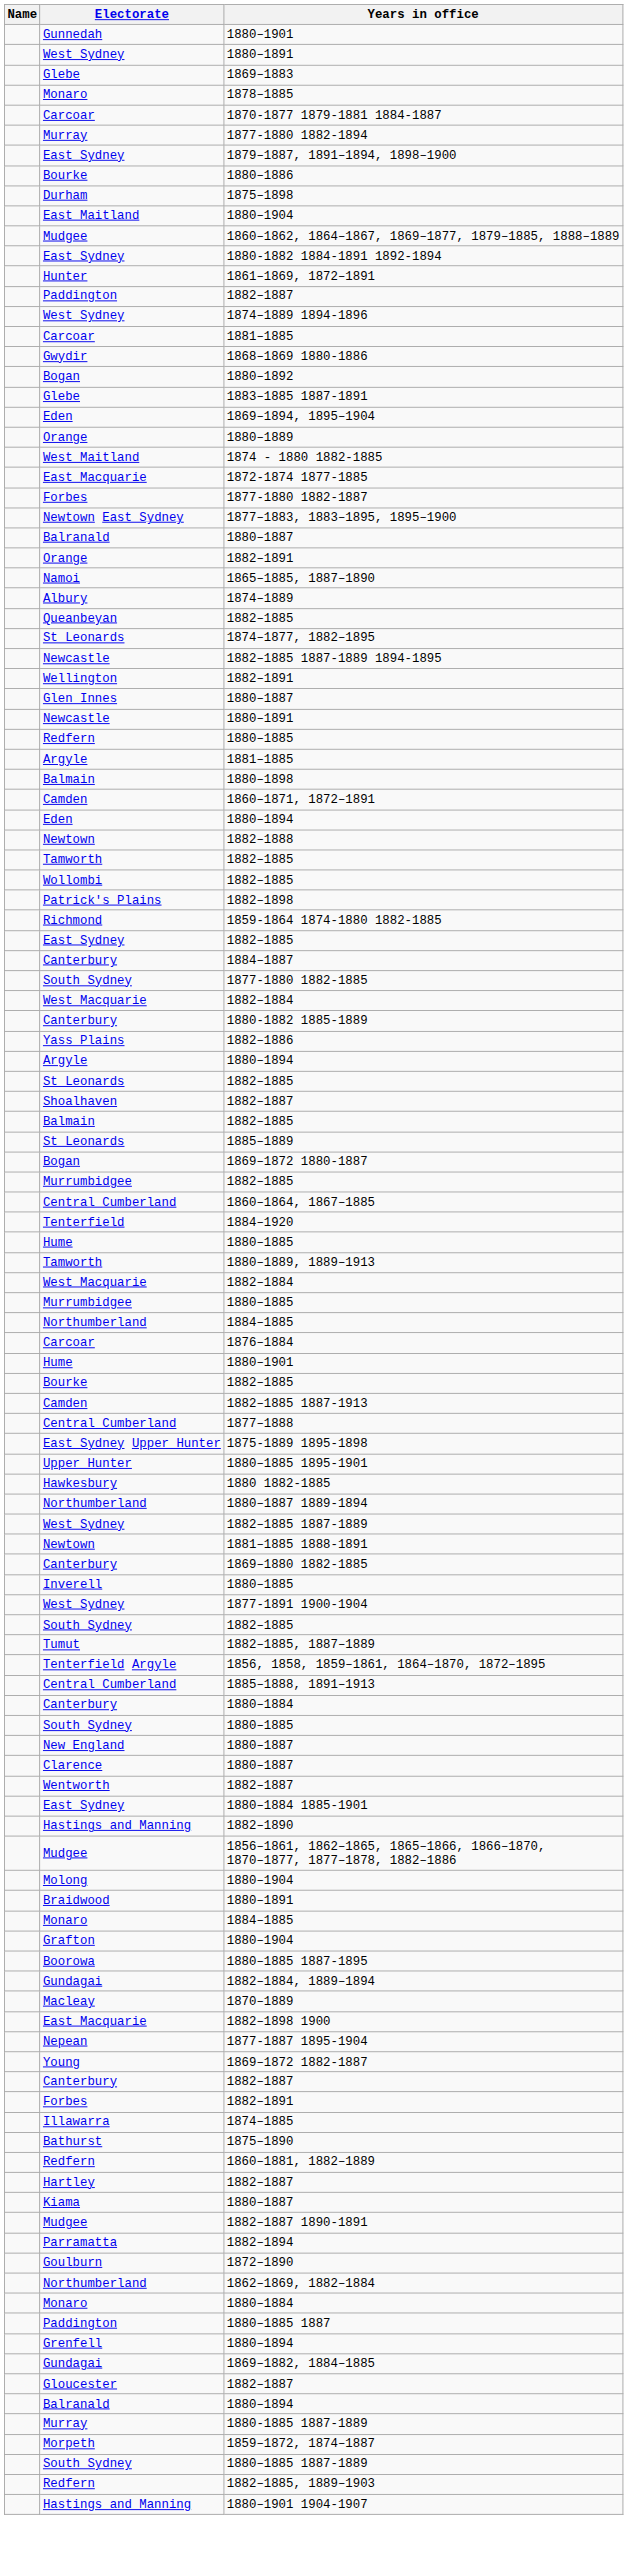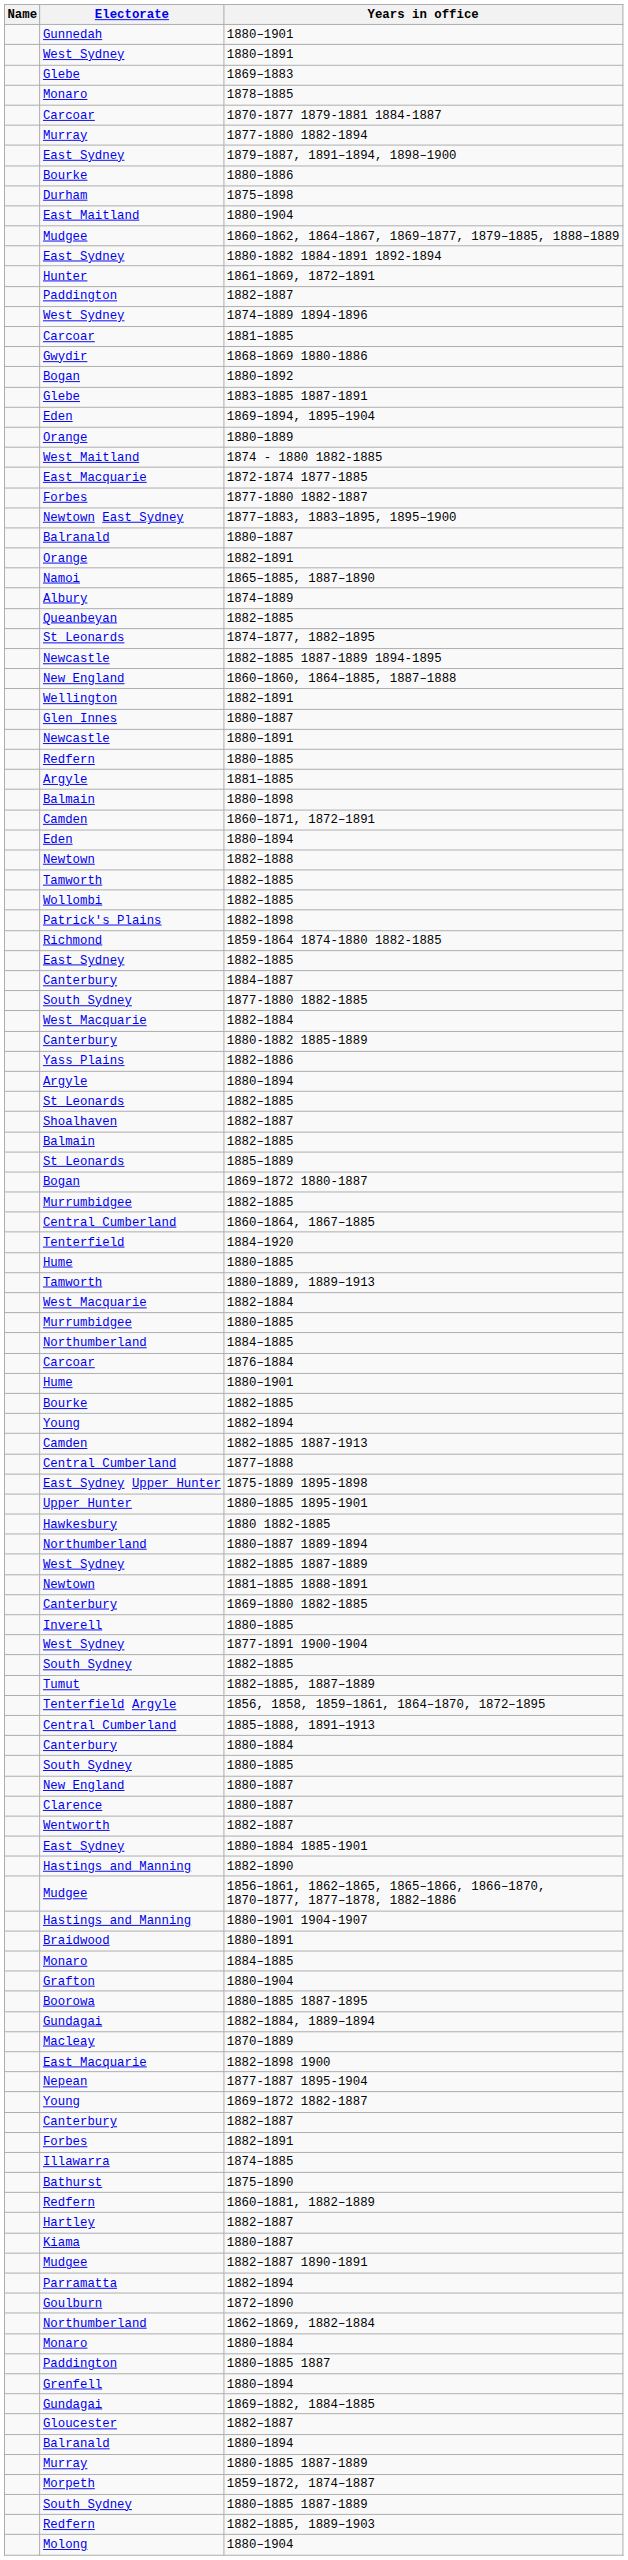+ row: (84, 679)
+ row: (61, 1424)
rows swapped: (65, 1881) <-> (117, 2505)
